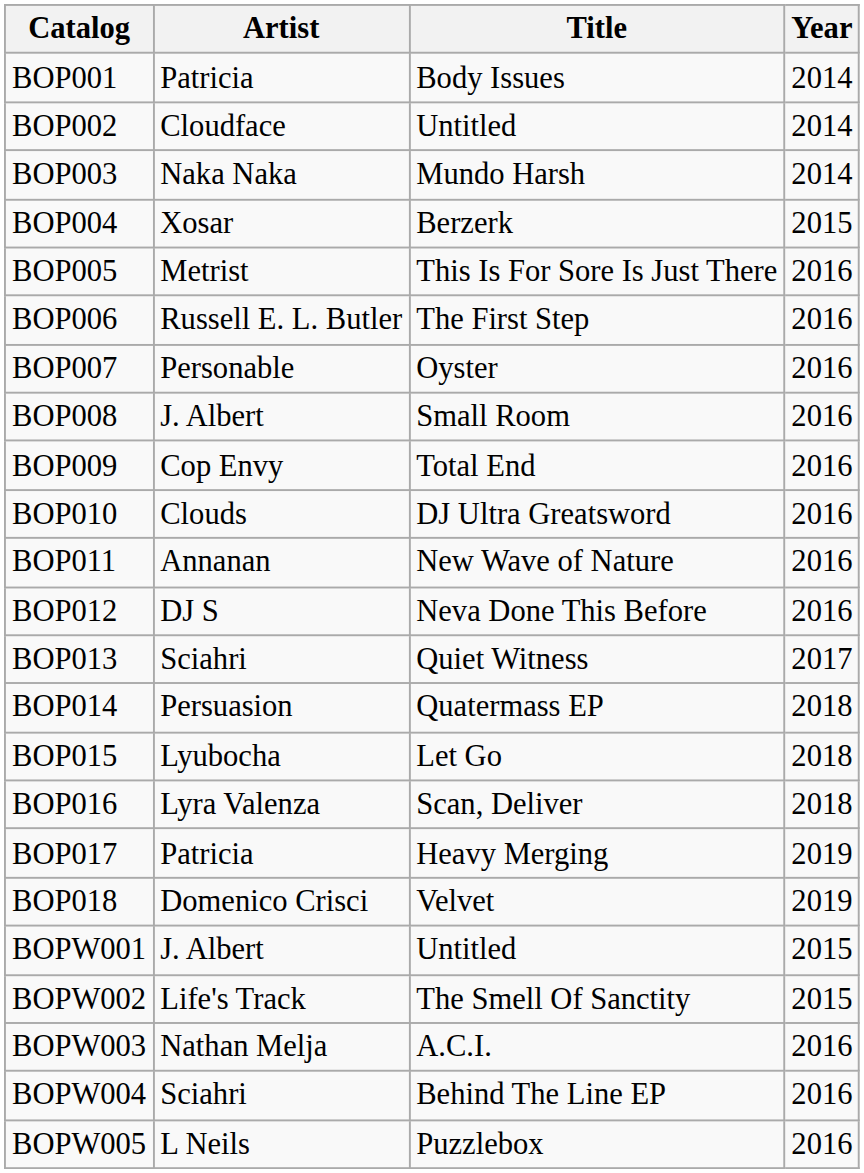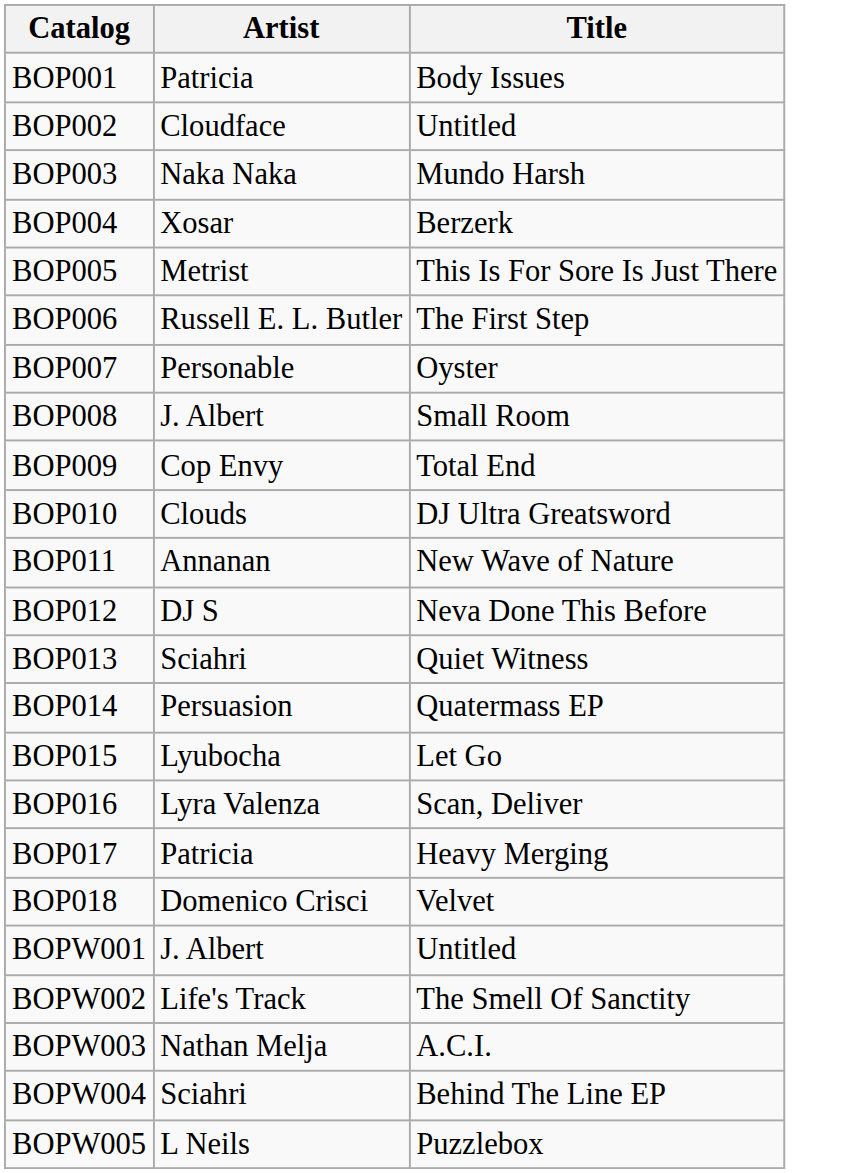- column: (822, 28)
